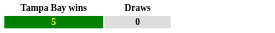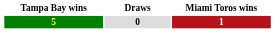+ column: (221, 8)
